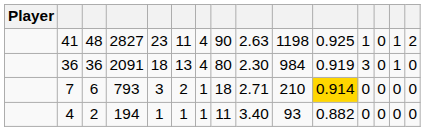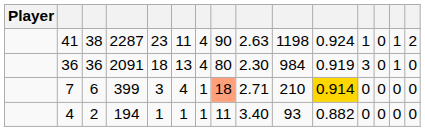(94, 41) 48 -> (94, 41) 38
(127, 41) 2827 -> (127, 41) 2287
(335, 41) 0.925 -> (335, 41) 0.924
(127, 89) 793 -> (127, 89) 399
(184, 89) 2 -> (184, 89) 4
(223, 89) no background -> (223, 89) lightsalmon background
